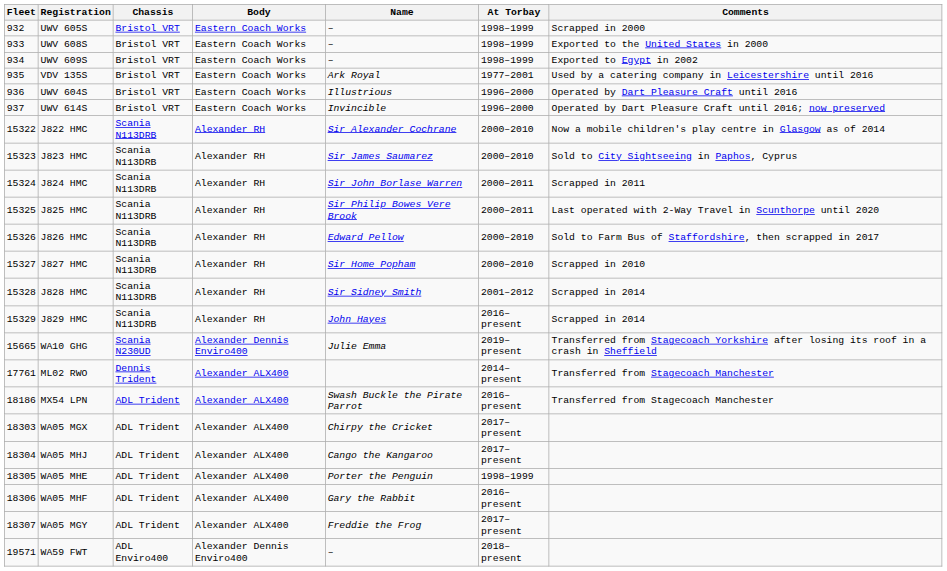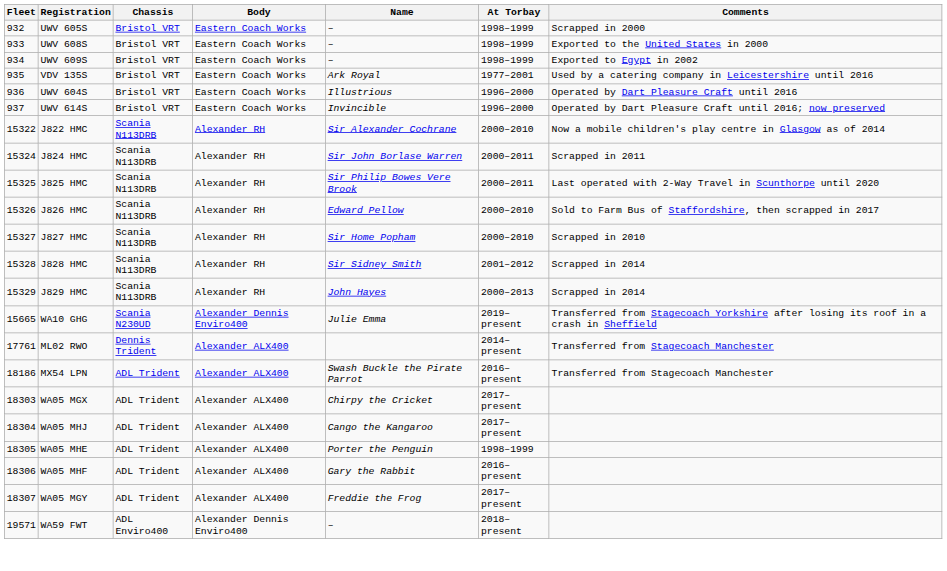- row: (64, 156)
(501, 319) 2016–present -> (507, 292) 2000–2013
